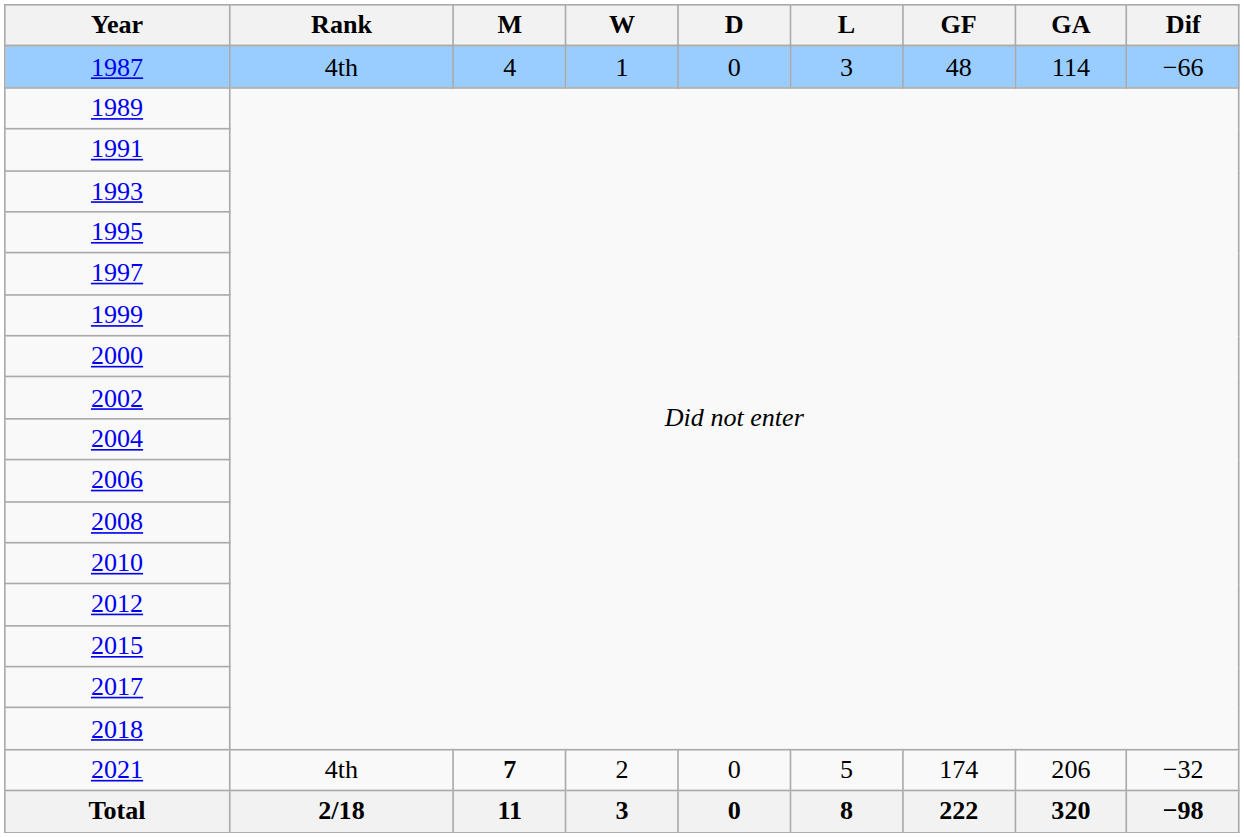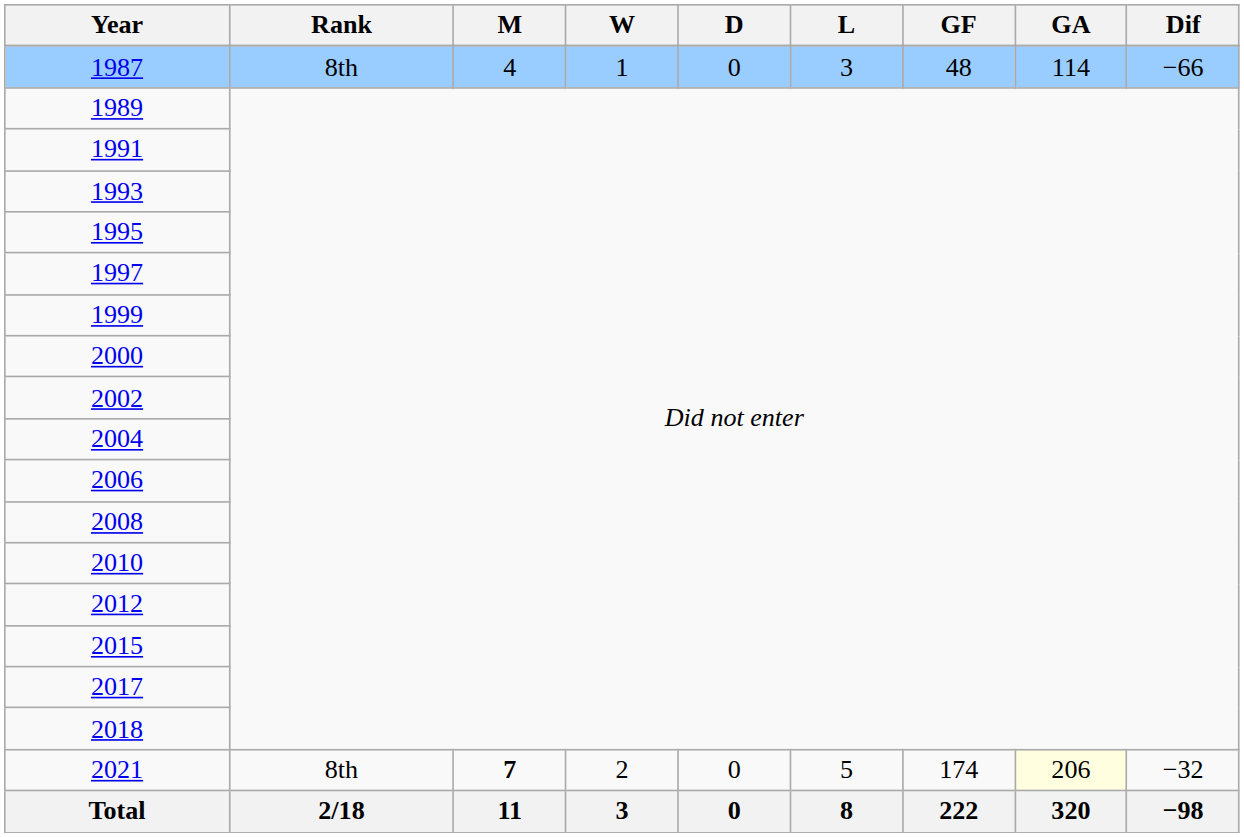(341, 66) 4th -> (341, 66) 8th
(341, 769) 4th -> (341, 769) 8th
(1071, 769) no background -> (1071, 769) lightyellow background
